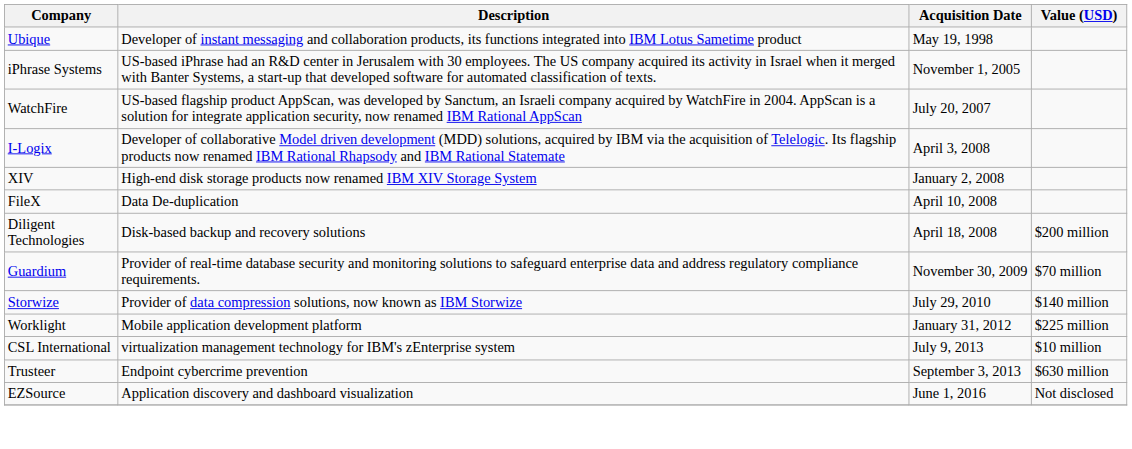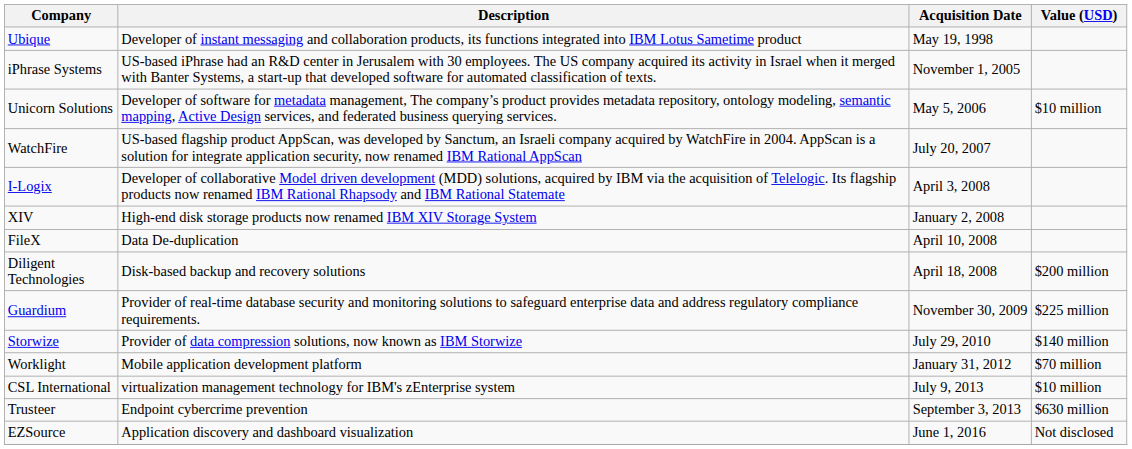+ row: (60, 108)
(1068, 271) $70 million -> (1072, 310) $225 million
(1072, 325) $225 million -> (1068, 364) $70 million
